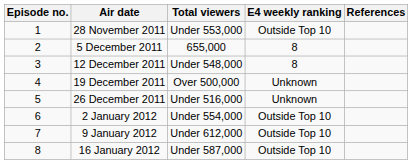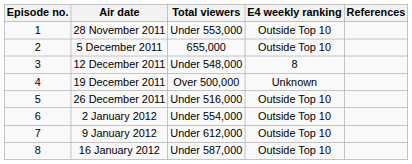(294, 47) 8 -> (294, 47) Outside Top 10
(294, 99) Unknown -> (294, 99) Outside Top 10
